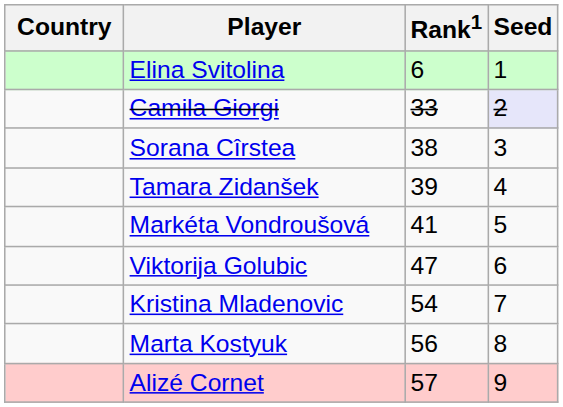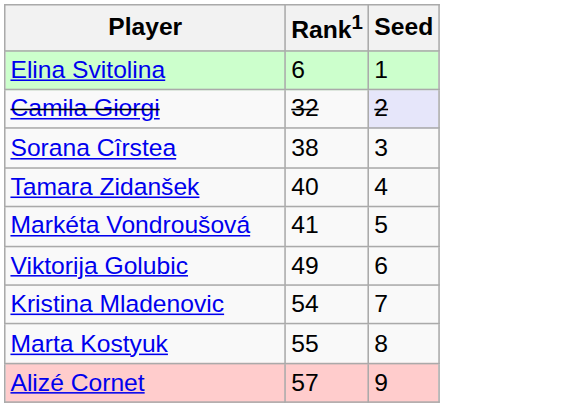- column: (64, 27)
(424, 108) 33 -> (305, 108) 32
(424, 187) 39 -> (305, 187) 40
(424, 265) 47 -> (305, 265) 49
(424, 343) 56 -> (305, 343) 55
